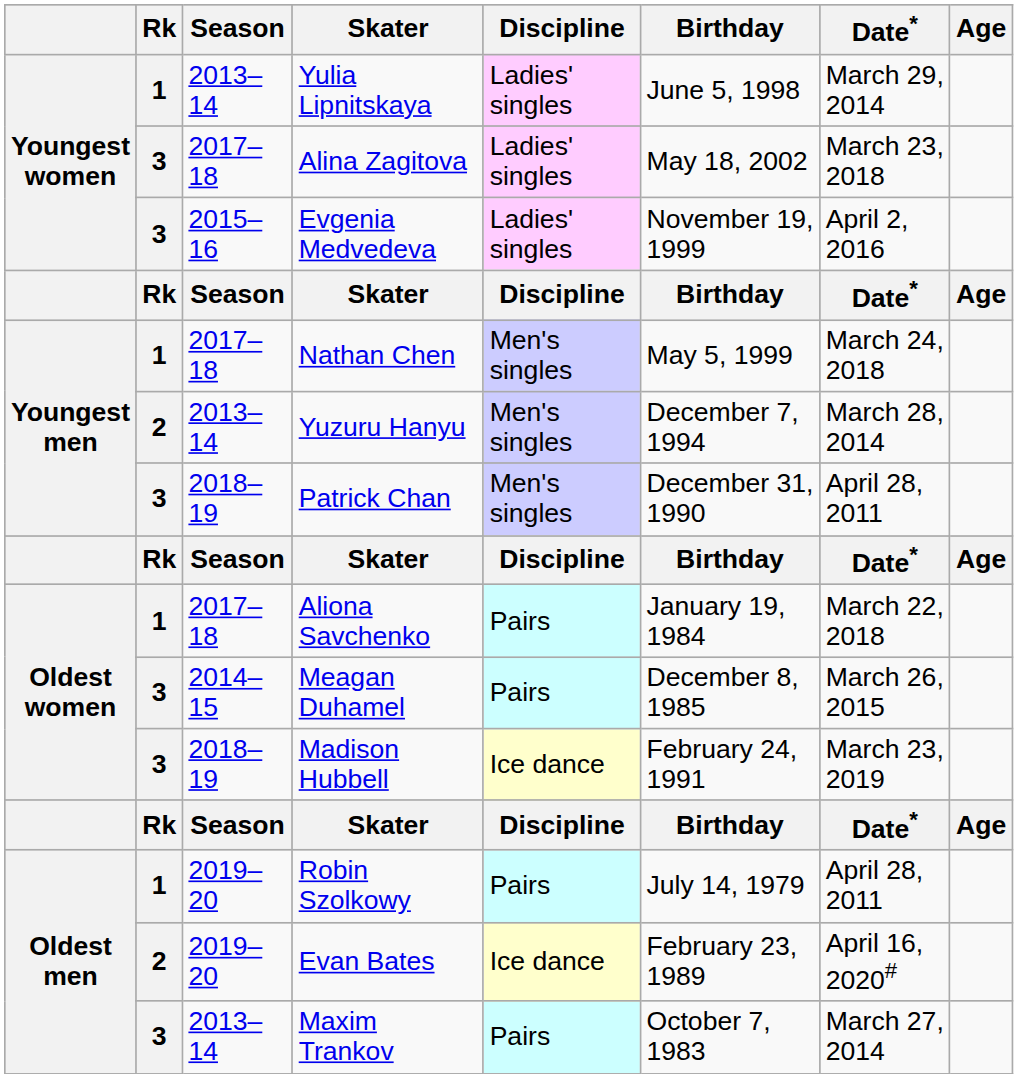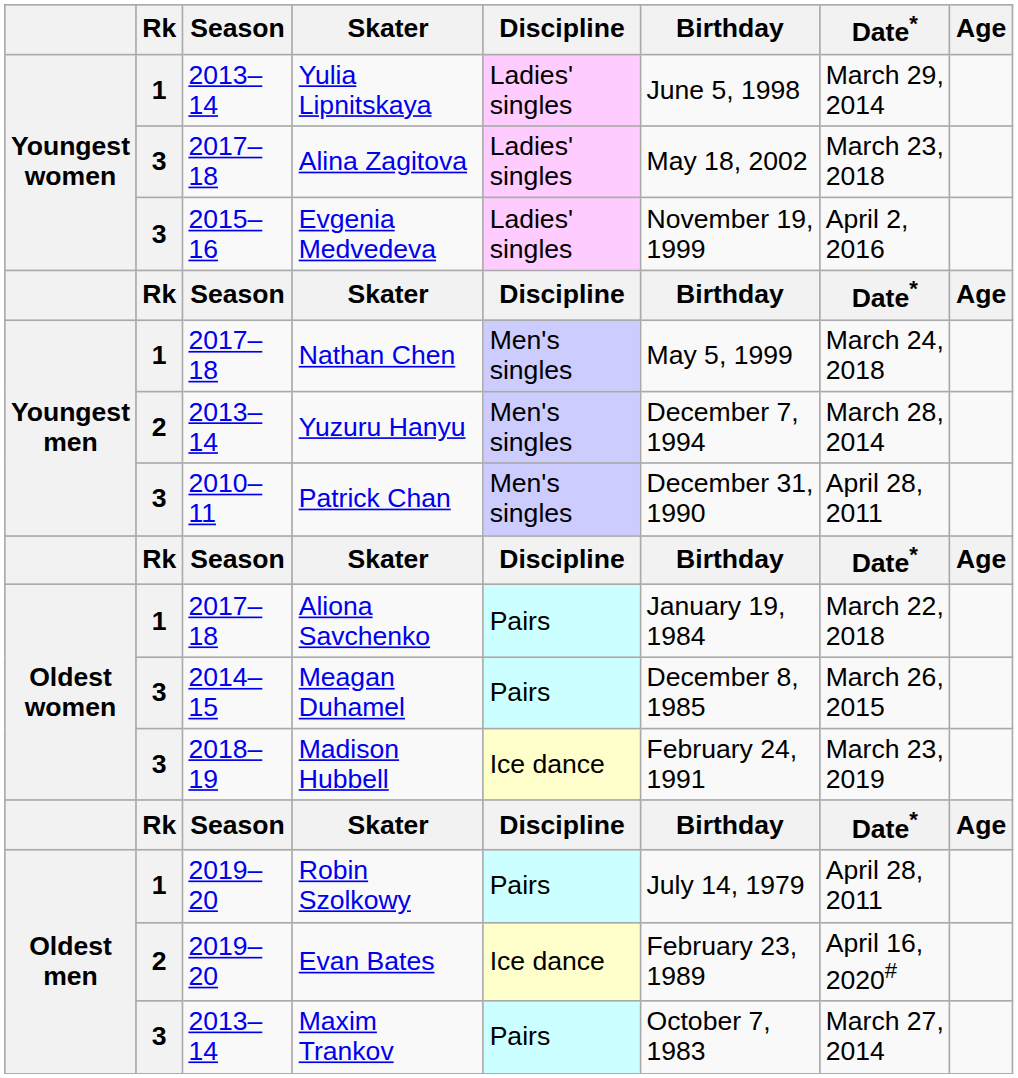(225, 499) 2018–19 -> (225, 499) 2010–11
